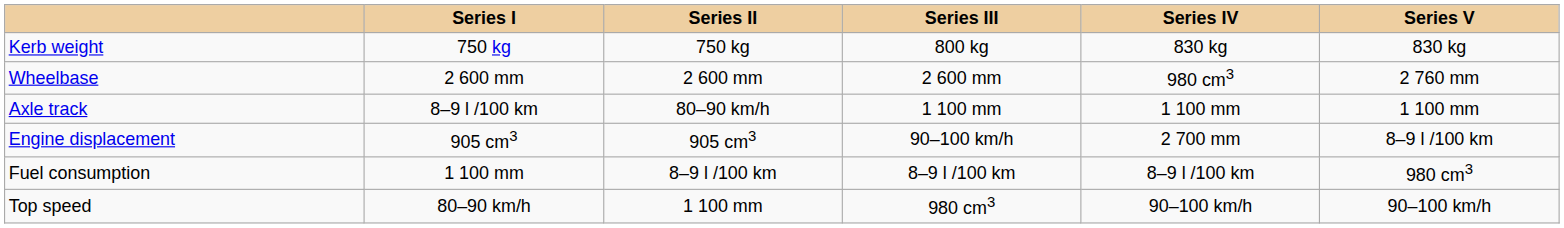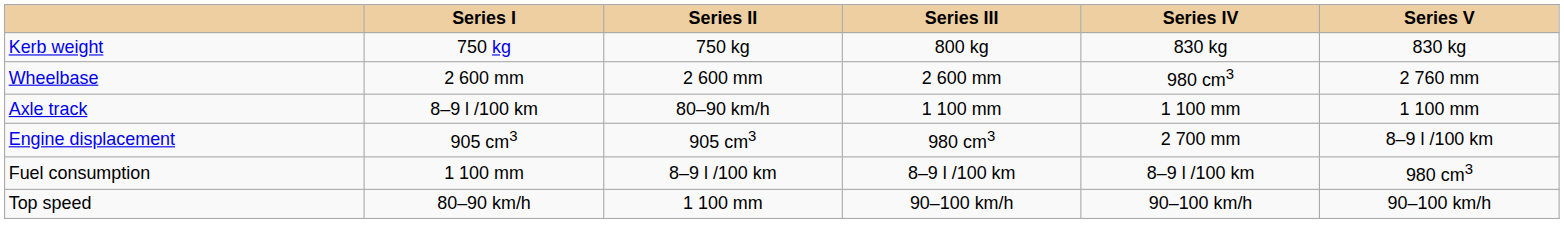(962, 139) 90–100 km/h -> (962, 139) 980 cm3
(962, 206) 980 cm3 -> (962, 203) 90–100 km/h
